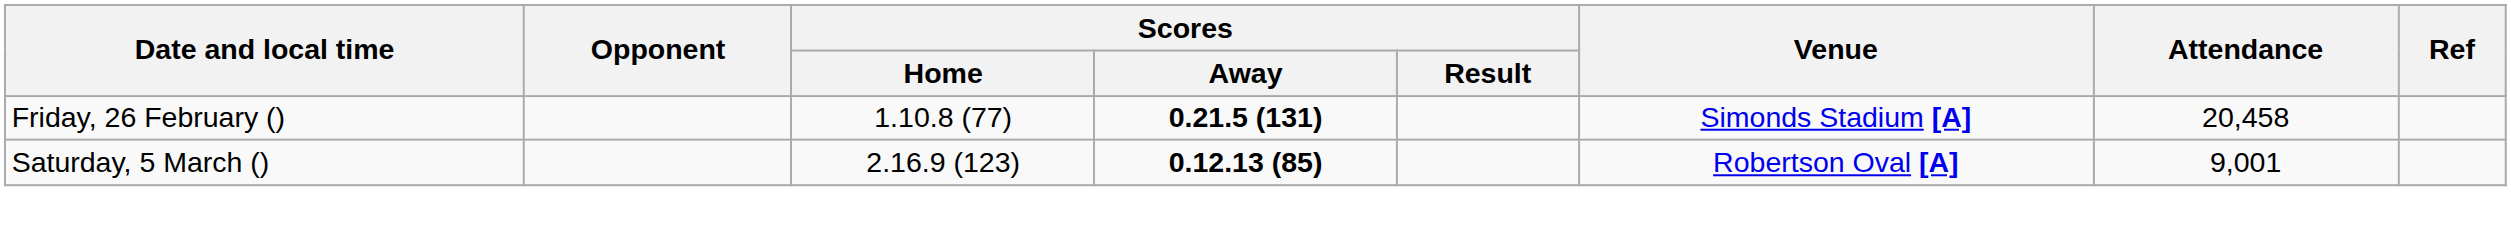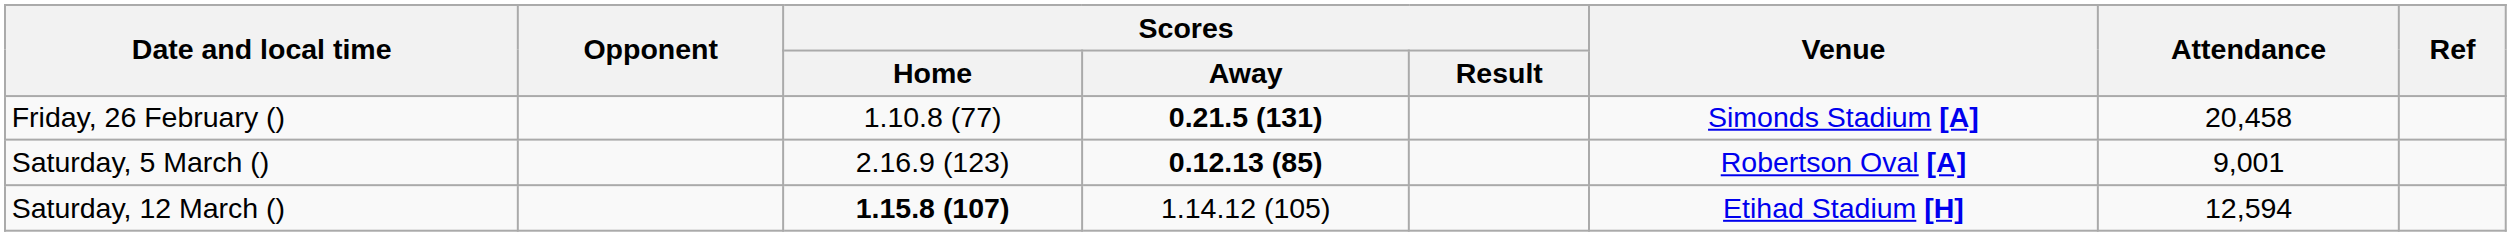+ row: (148, 208)
